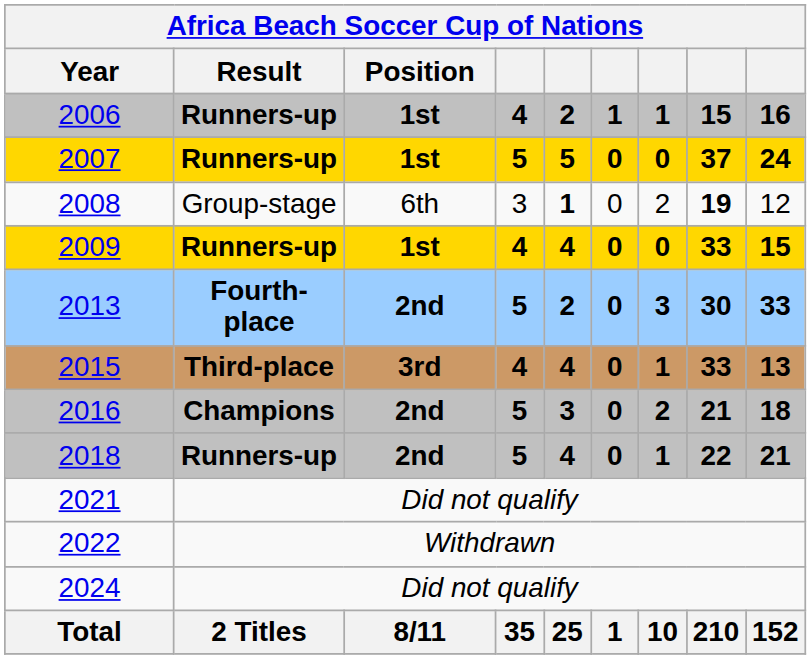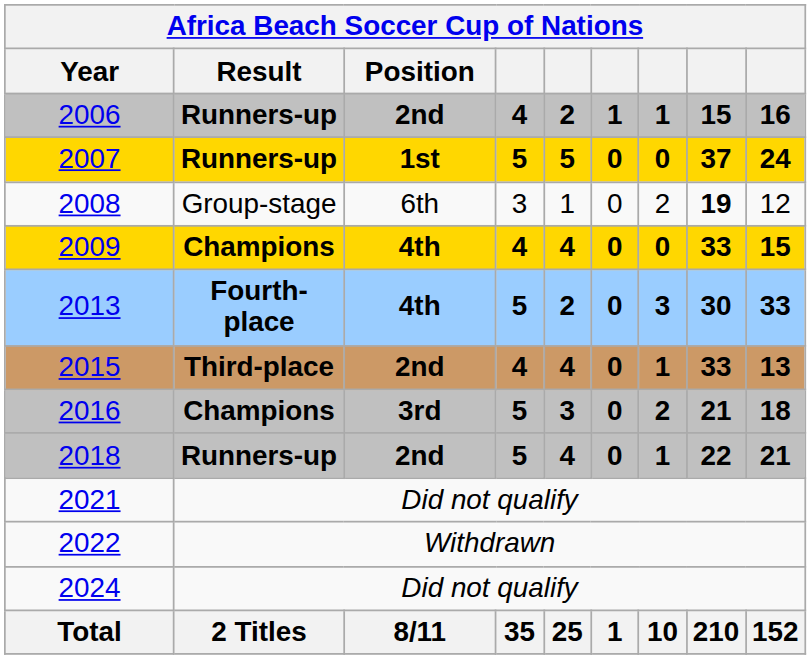(420, 114) 1st -> (420, 114) 2nd
(567, 203) bold -> (567, 203) normal
(259, 247) Runners-up -> (259, 247) Champions
(420, 247) 1st -> (420, 247) 4th
(420, 307) 2nd -> (420, 307) 4th
(420, 366) 3rd -> (420, 366) 2nd
(420, 411) 2nd -> (420, 411) 3rd
